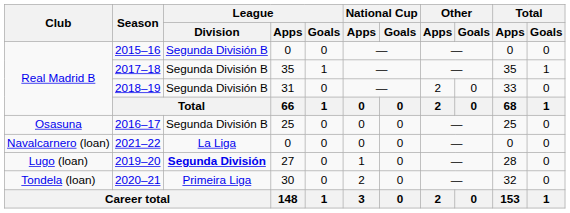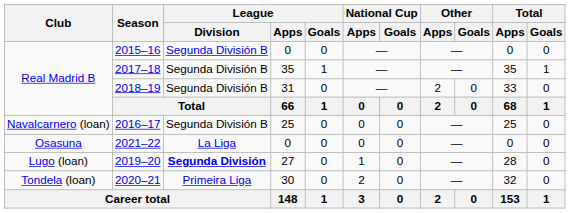(58, 124) Osasuna -> (58, 124) Navalcarnero (loan)
(58, 143) Navalcarnero (loan) -> (58, 143) Osasuna
